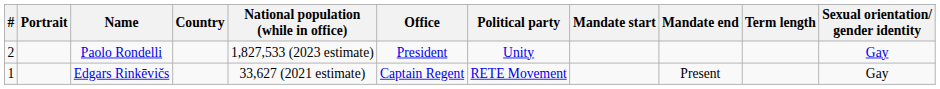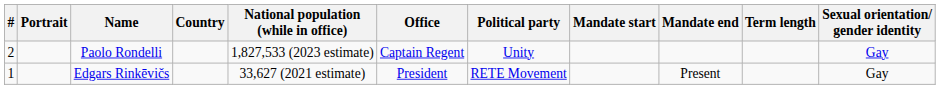(422, 52) President -> (422, 52) Captain Regent
(422, 73) Captain Regent -> (422, 73) President
